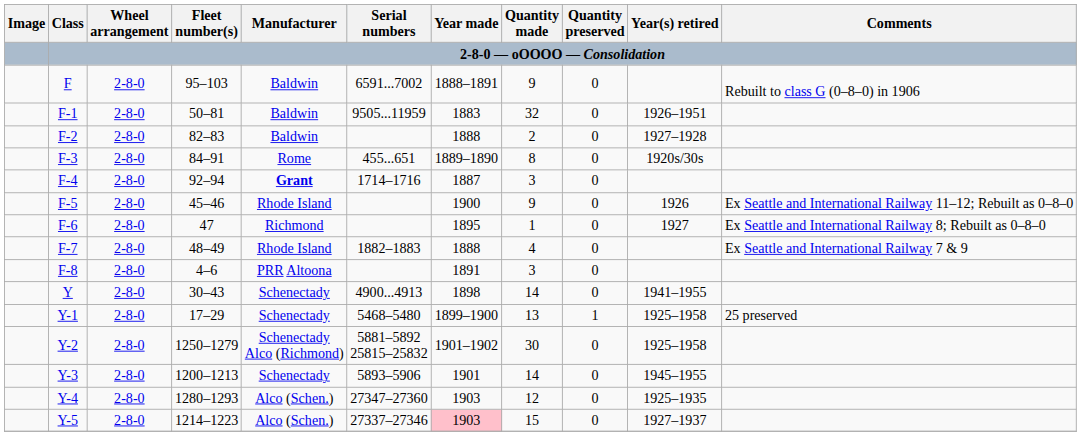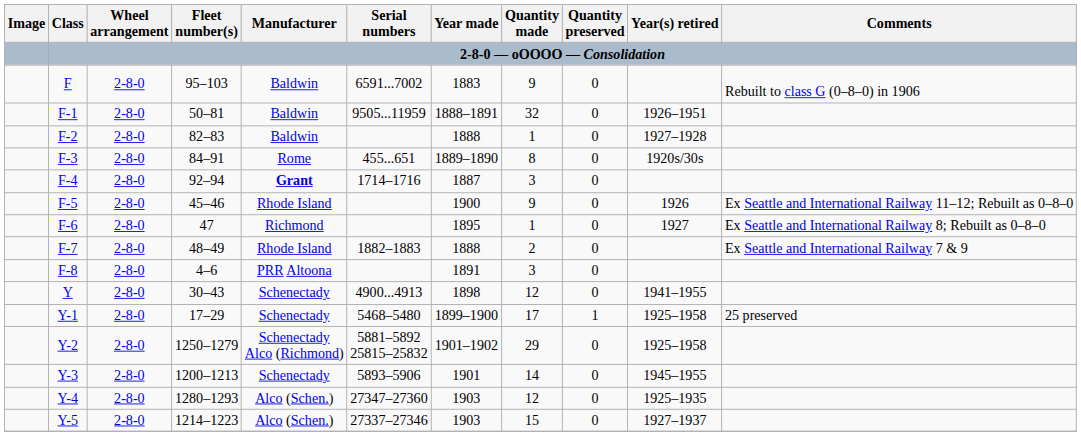(466, 84) 1888–1891 -> (466, 84) 1883
(466, 114) 1883 -> (466, 114) 1888–1891
(532, 136) 2 -> (532, 136) 1
(532, 248) 4 -> (532, 248) 2
(532, 292) 14 -> (532, 292) 12
(532, 315) 13 -> (532, 315) 17
(532, 345) 30 -> (532, 345) 29
(466, 420) pink background -> (466, 420) no background
